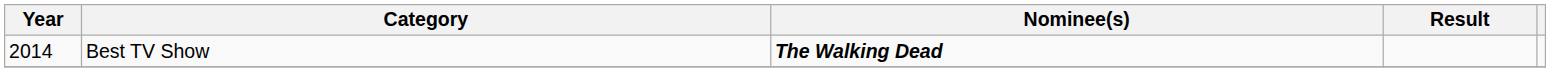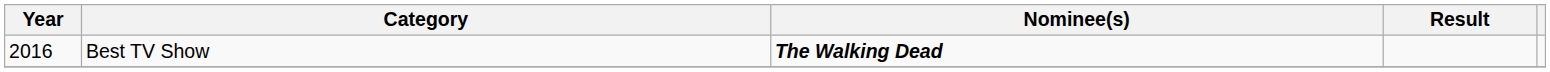(31, 50) 2014 -> (31, 50) 2016
